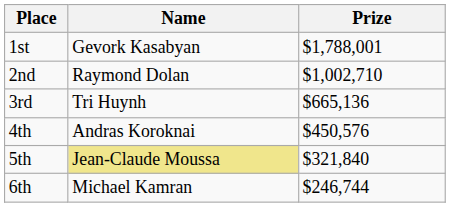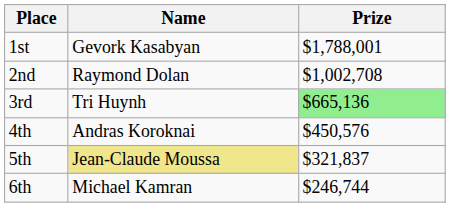(342, 74) $1,002,710 -> (342, 74) $1,002,708
(336, 103) no background -> (336, 103) lightgreen background
(336, 159) $321,840 -> (336, 159) $321,837
